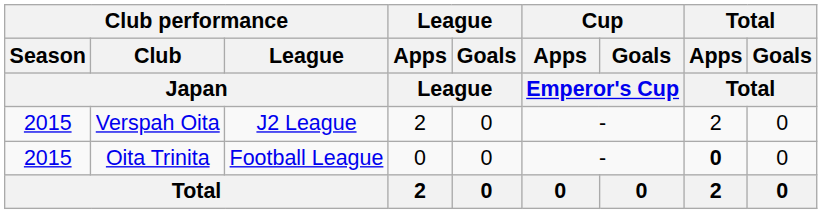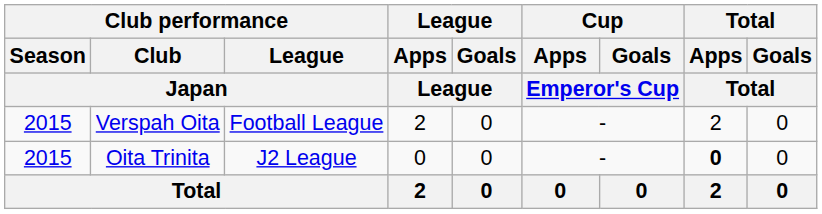(306, 123) J2 League -> (306, 123) Football League
(306, 157) Football League -> (306, 157) J2 League
